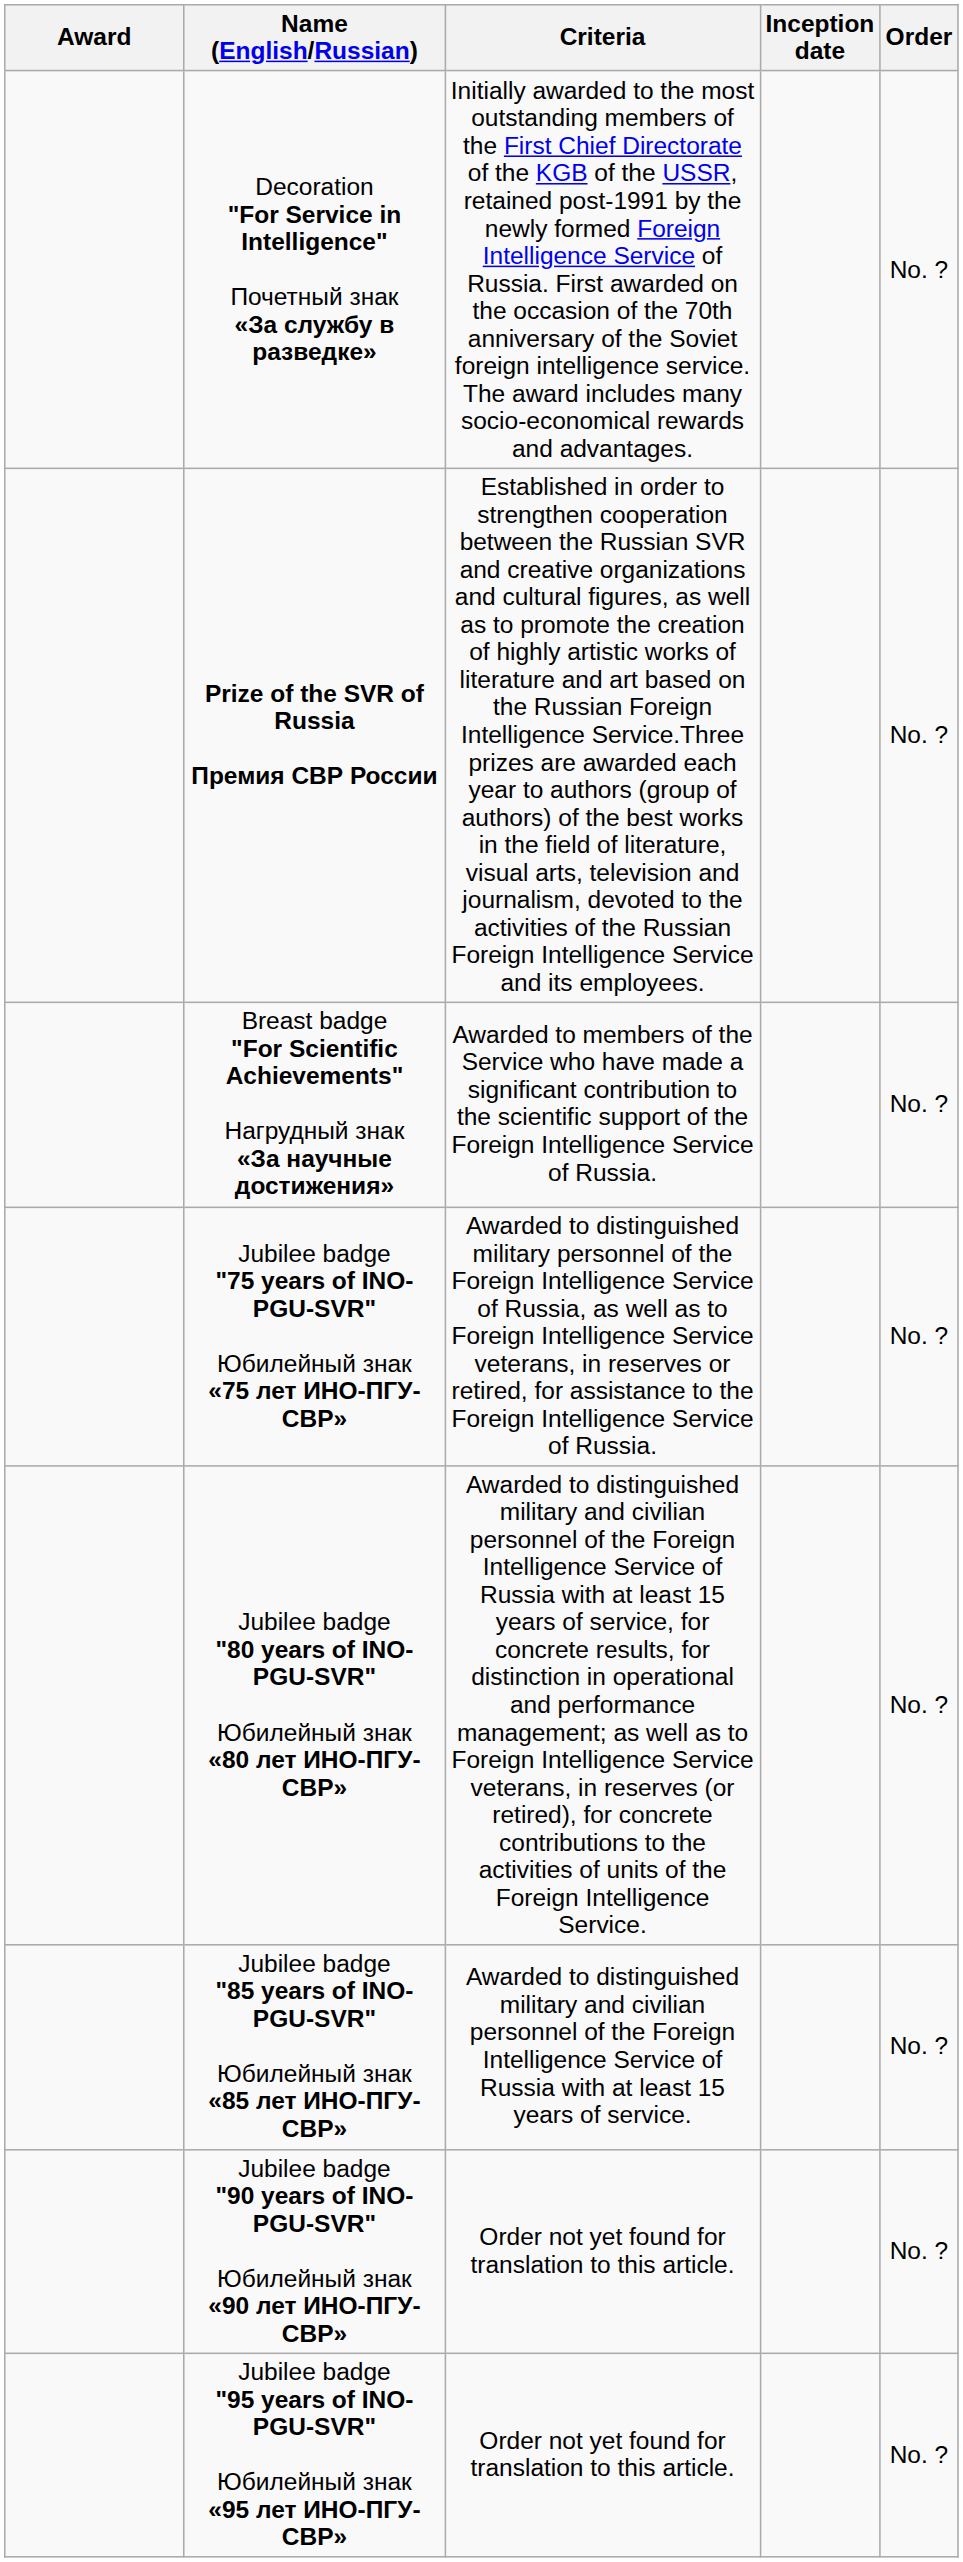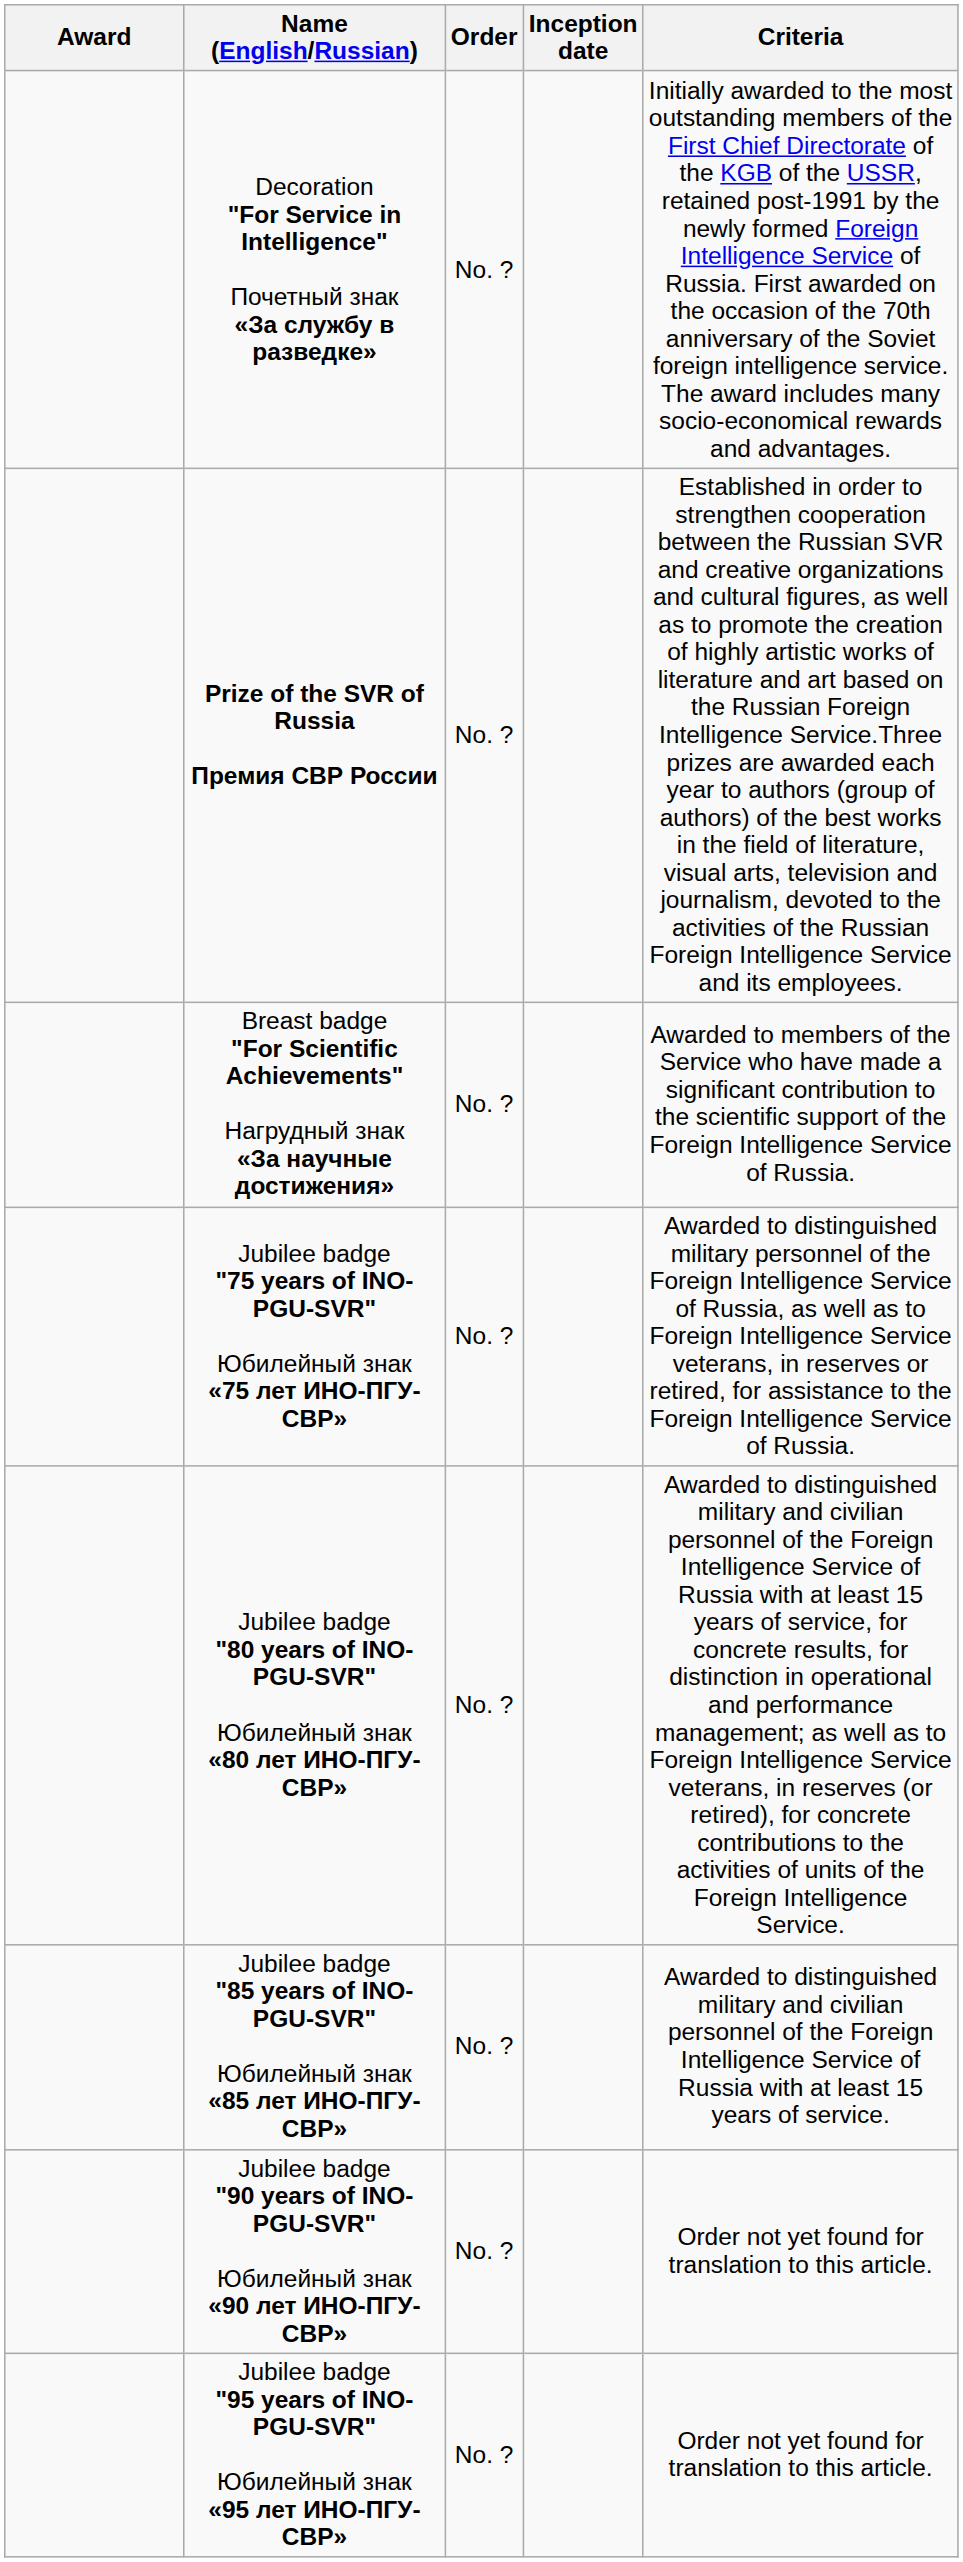columns swapped: (919, 37) <-> (603, 37)
